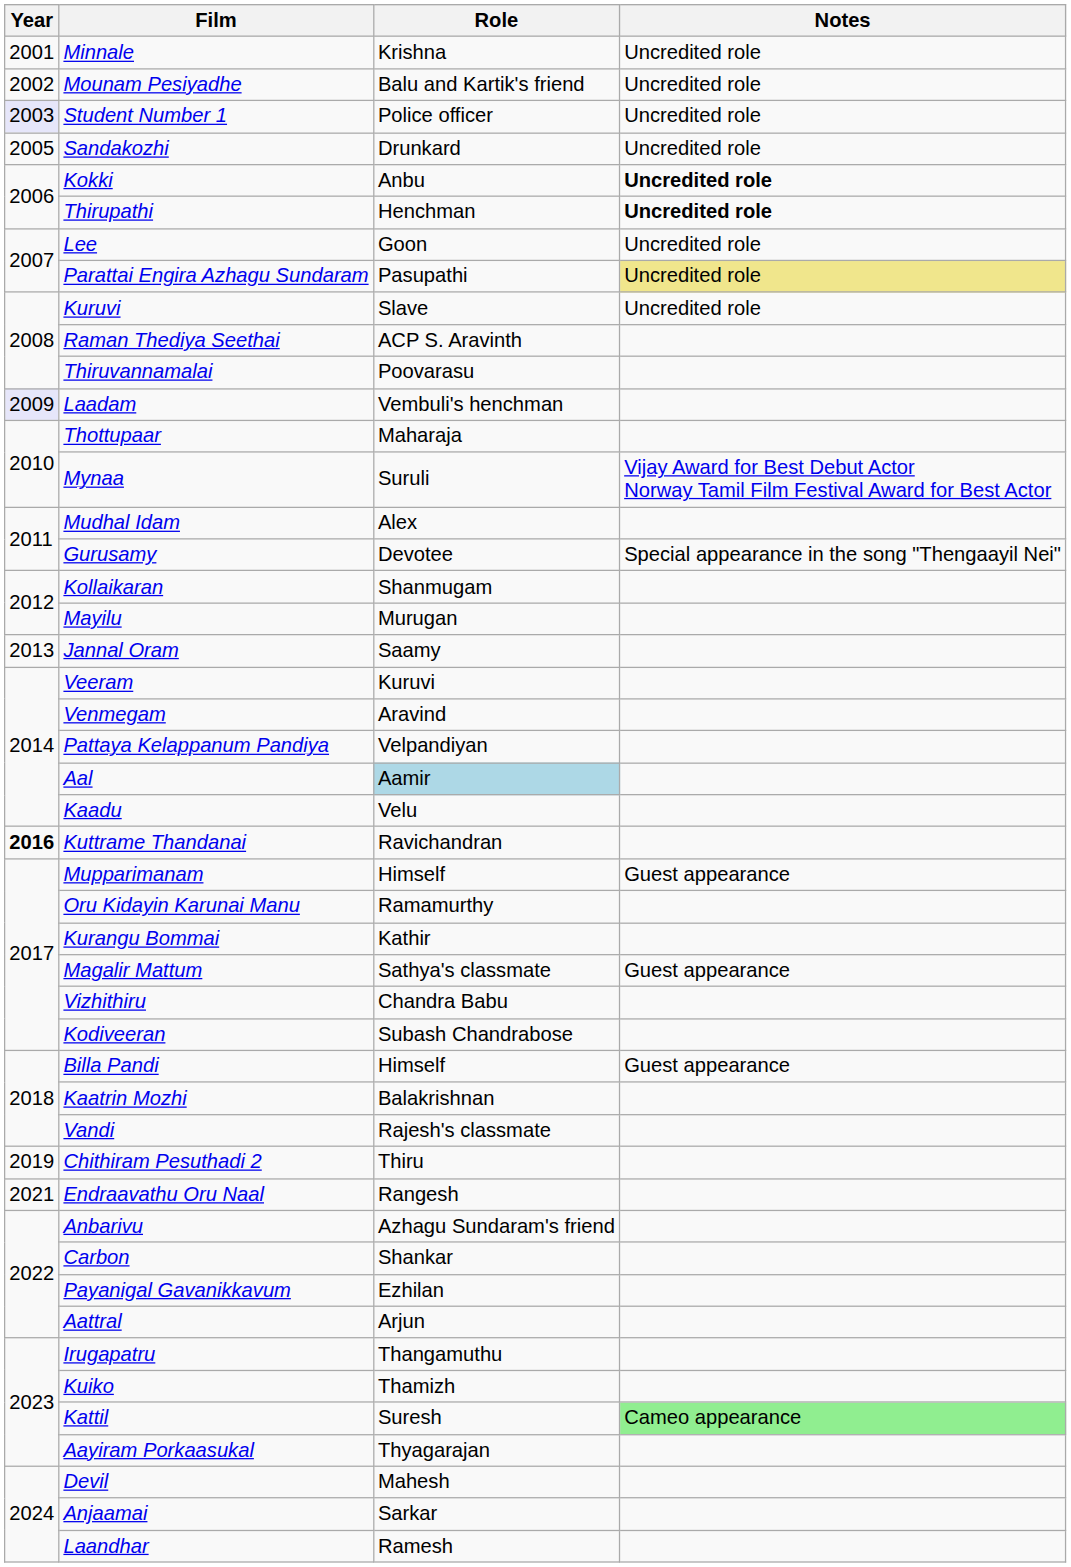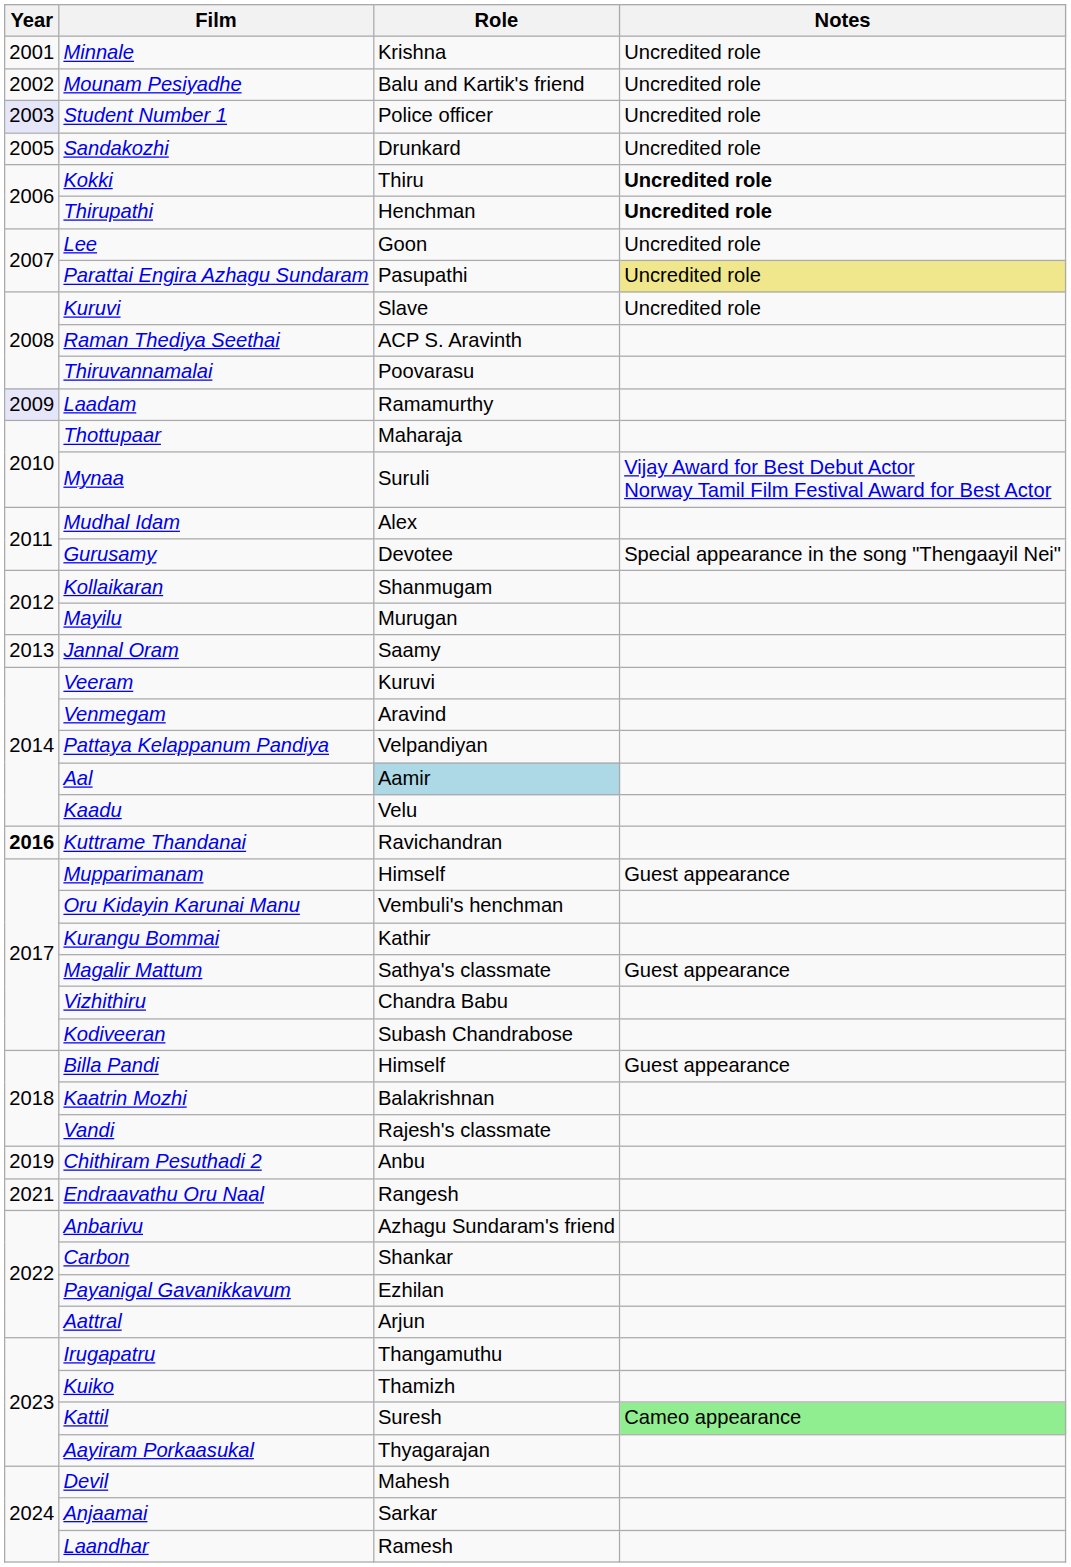(401, 180) Anbu -> (401, 180) Thiru
(471, 404) Vembuli's henchman -> (436, 404) Ramamurthy
(436, 906) Ramamurthy -> (471, 906) Vembuli's henchman
(401, 1162) Thiru -> (401, 1162) Anbu
